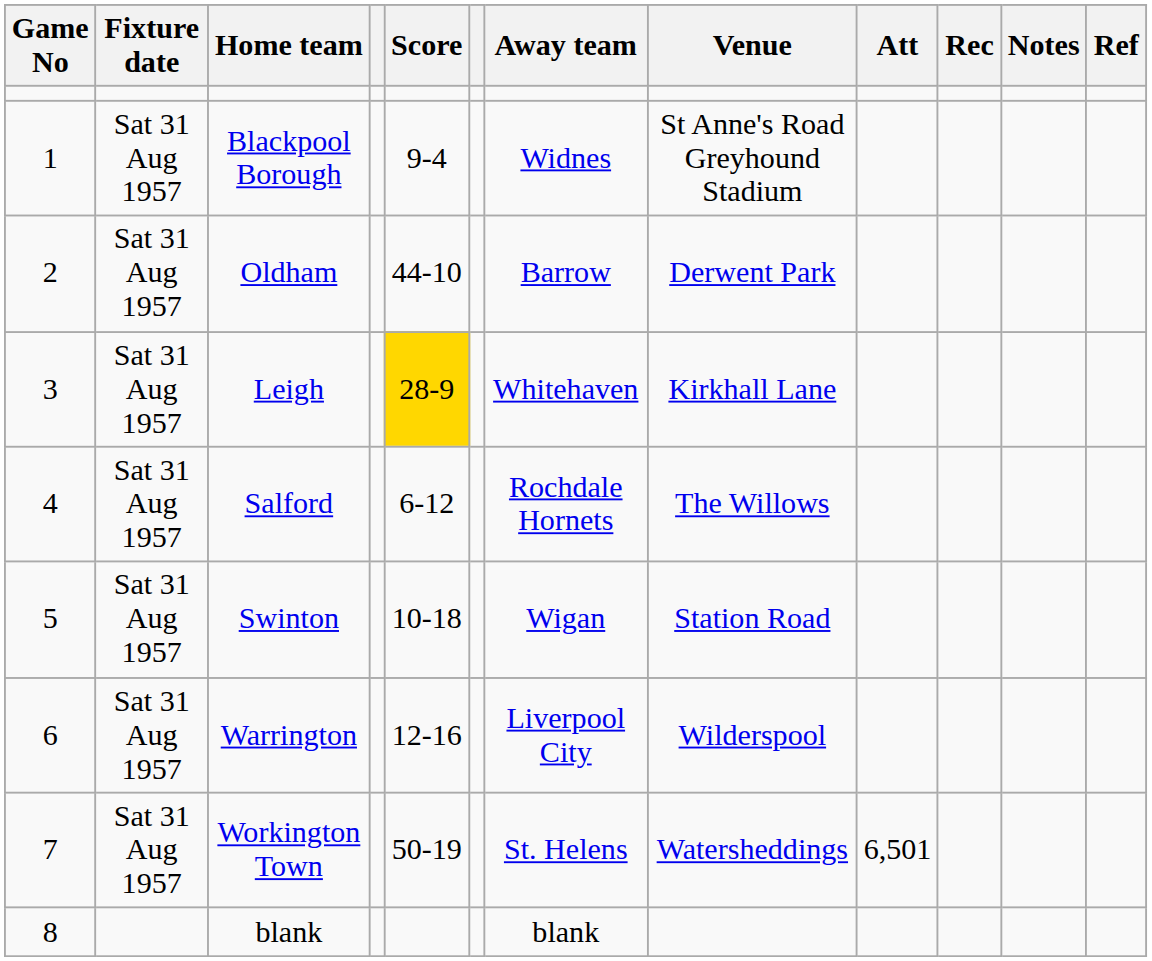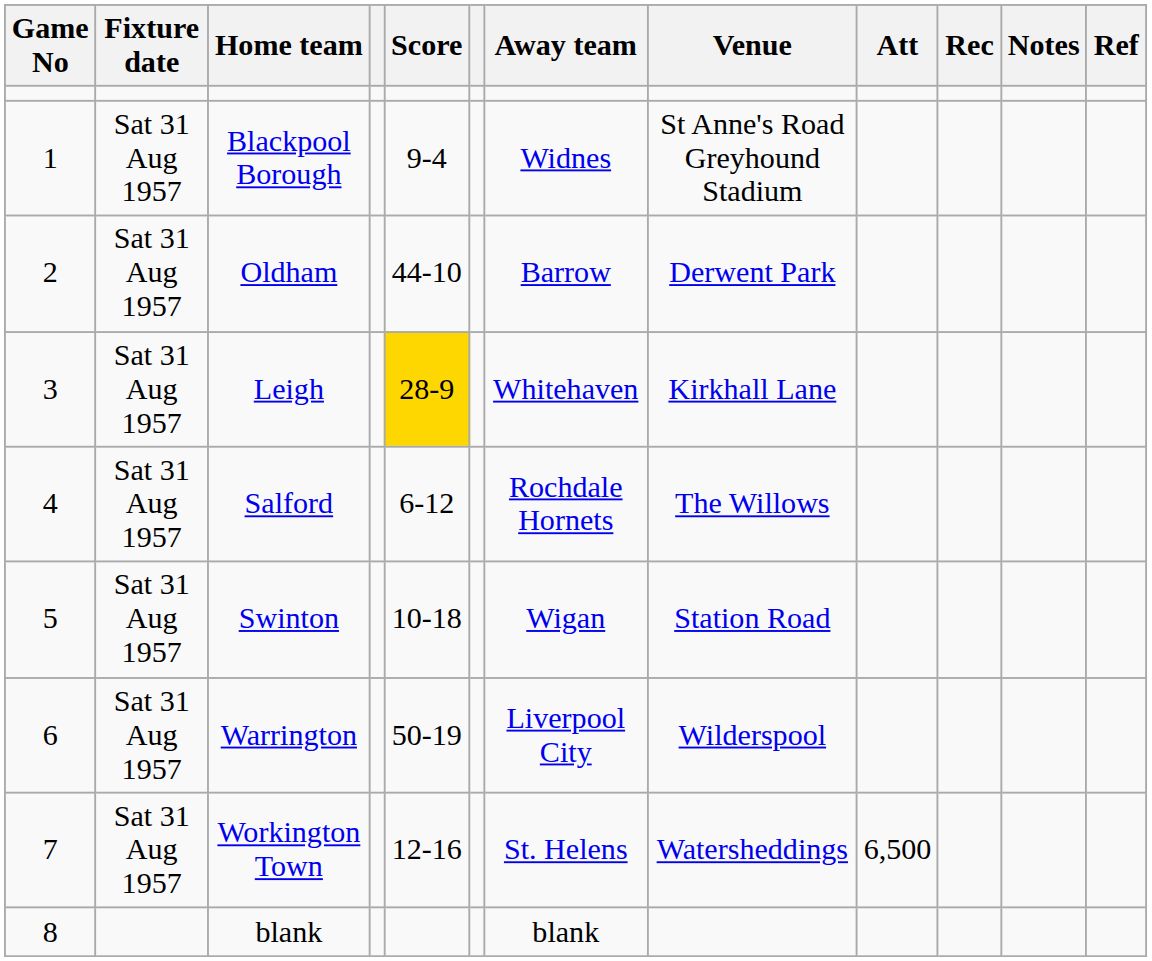(427, 734) 12-16 -> (427, 734) 50-19
(427, 849) 50-19 -> (427, 849) 12-16
(897, 849) 6,501 -> (897, 849) 6,500
